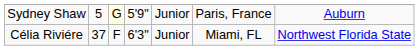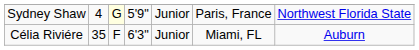(99, 14) 5 -> (99, 14) 4
(344, 14) Auburn -> (344, 14) Northwest Florida State
(99, 34) 37 -> (99, 34) 35
(344, 34) Northwest Florida State -> (344, 34) Auburn
